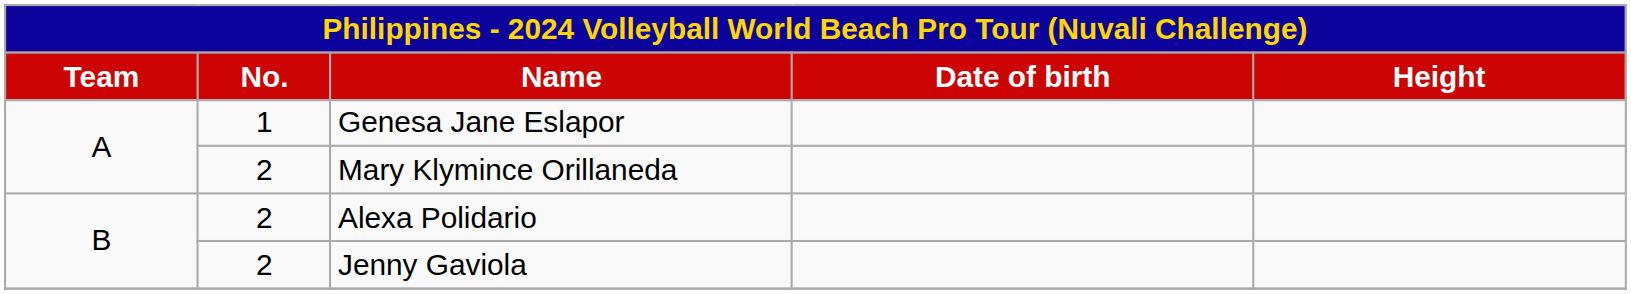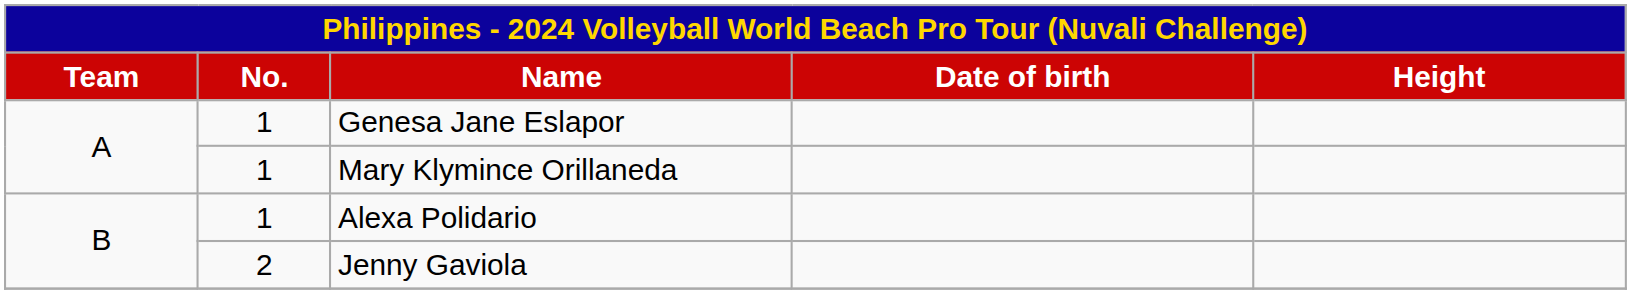(264, 170) 2 -> (264, 170) 1
(264, 217) 2 -> (264, 217) 1
